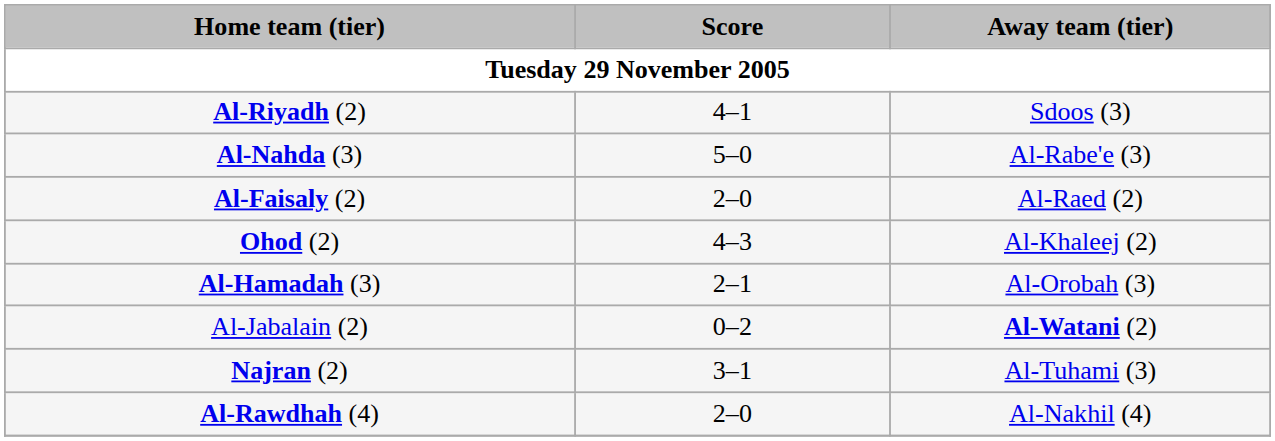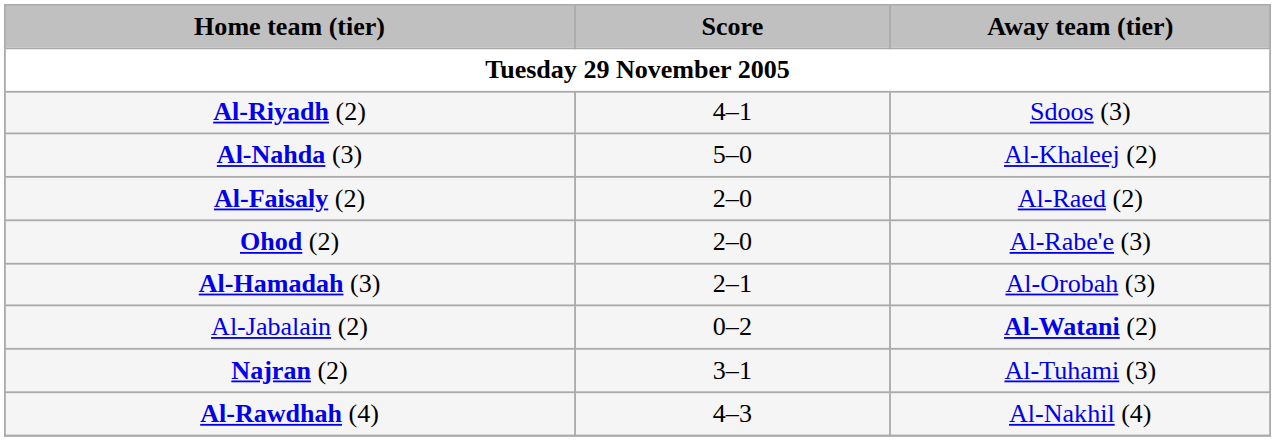(1080, 155) Al-Rabe'e (3) -> (1080, 155) Al-Khaleej (2)
(732, 241) 4–3 -> (732, 241) 2–0
(1080, 241) Al-Khaleej (2) -> (1080, 241) Al-Rabe'e (3)
(732, 413) 2–0 -> (732, 413) 4–3
